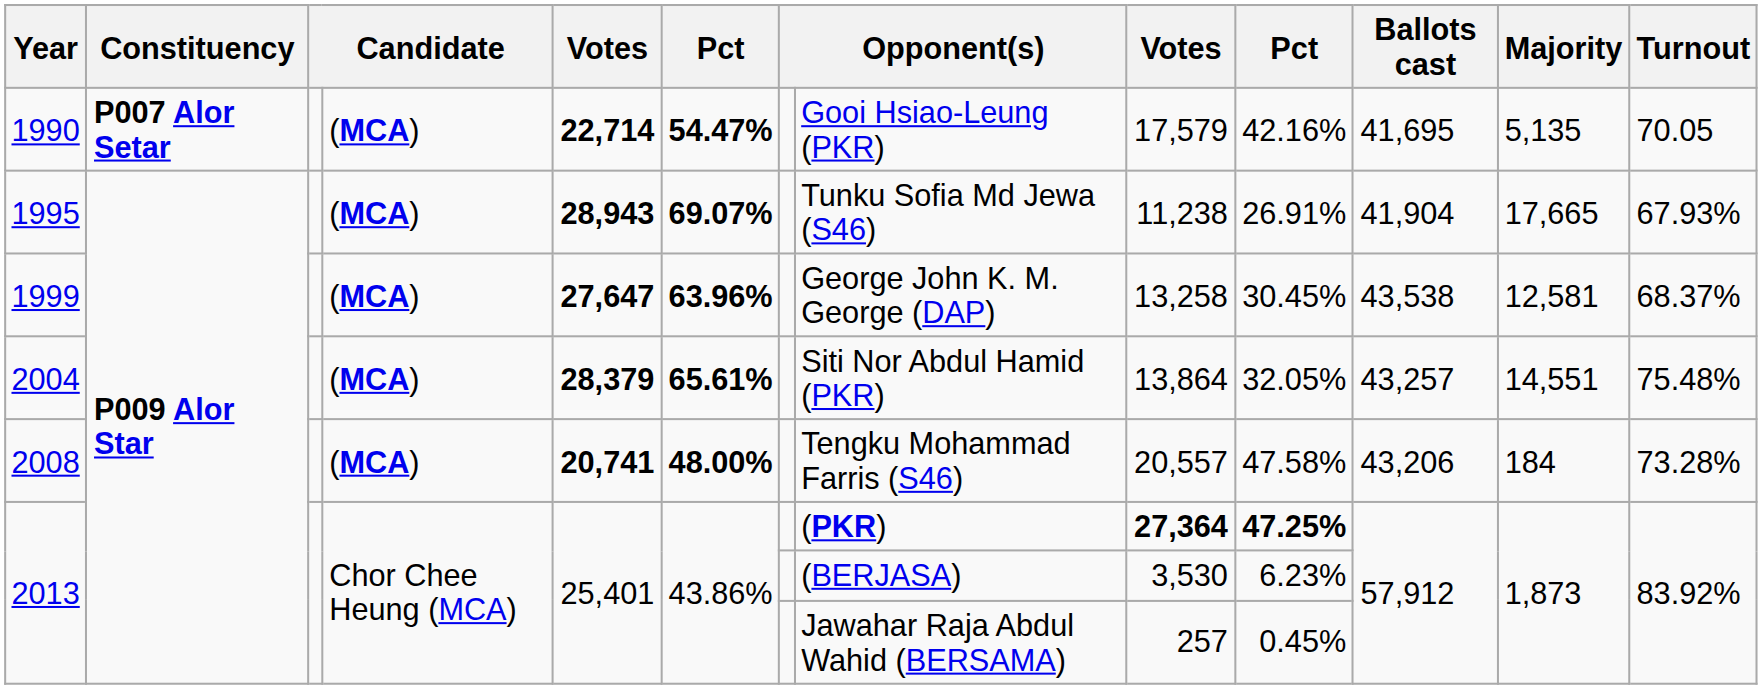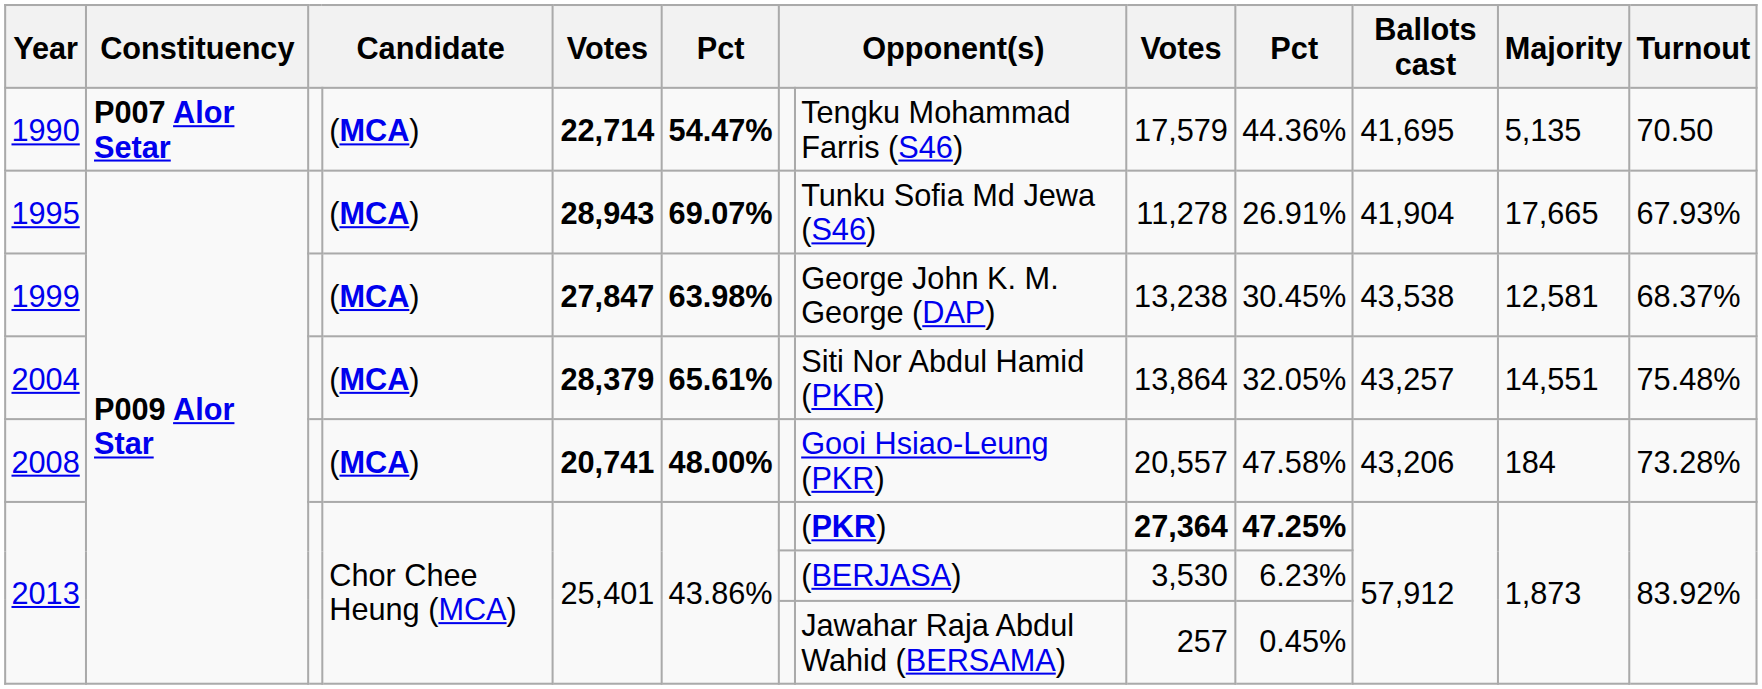(925, 129) Gooi Hsiao-Leung (PKR) -> (936, 129) Tengku Mohammad Farris (S46)
(1294, 129) 42.16% -> (1294, 129) 44.36%
(1675, 129) 70.05 -> (1675, 129) 70.50
(1182, 212) 11,238 -> (1182, 212) 11,278
(607, 295) 27,647 -> (607, 295) 27,847
(721, 295) 63.96% -> (721, 295) 63.98%
(1181, 295) 13,258 -> (1181, 295) 13,238
(936, 461) Tengku Mohammad Farris (S46) -> (925, 461) Gooi Hsiao-Leung (PKR)
